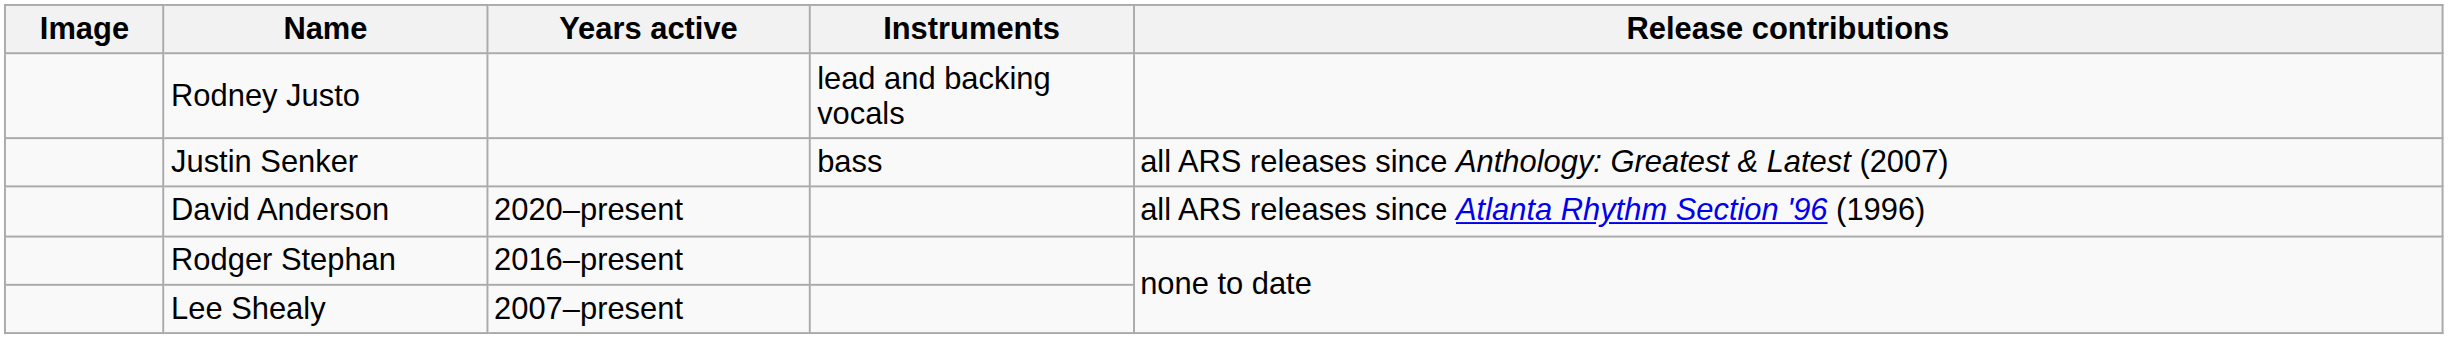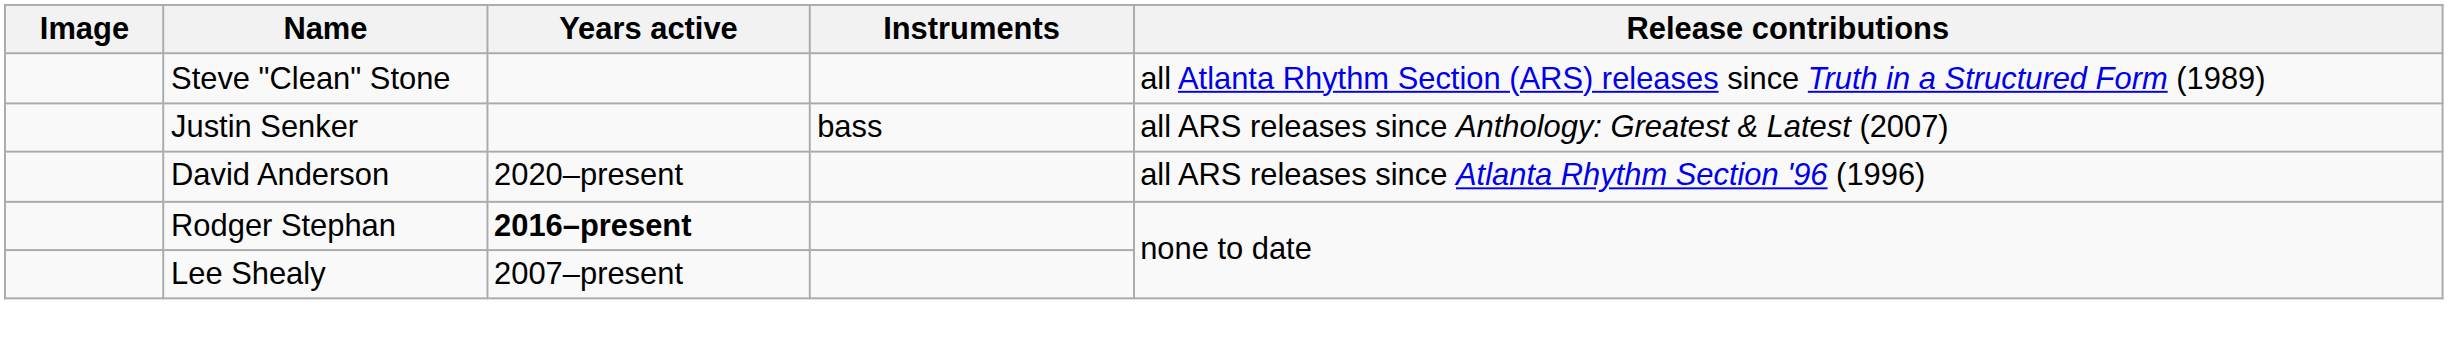- row: (265, 95)
+ row: (311, 77)
(589, 259) normal -> (593, 224) bold
